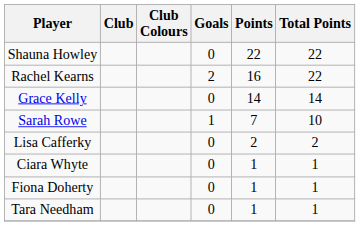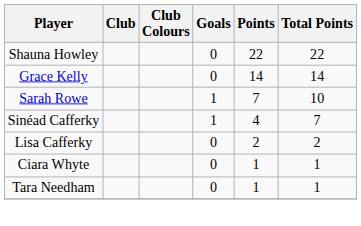- row: (52, 76)
+ row: (54, 120)
- row: (52, 187)
